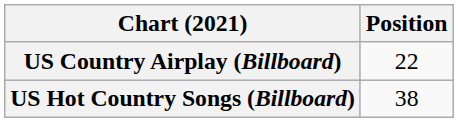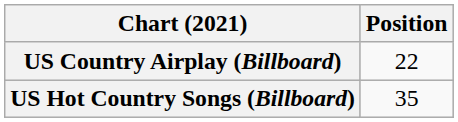(407, 98) 38 -> (407, 98) 35
